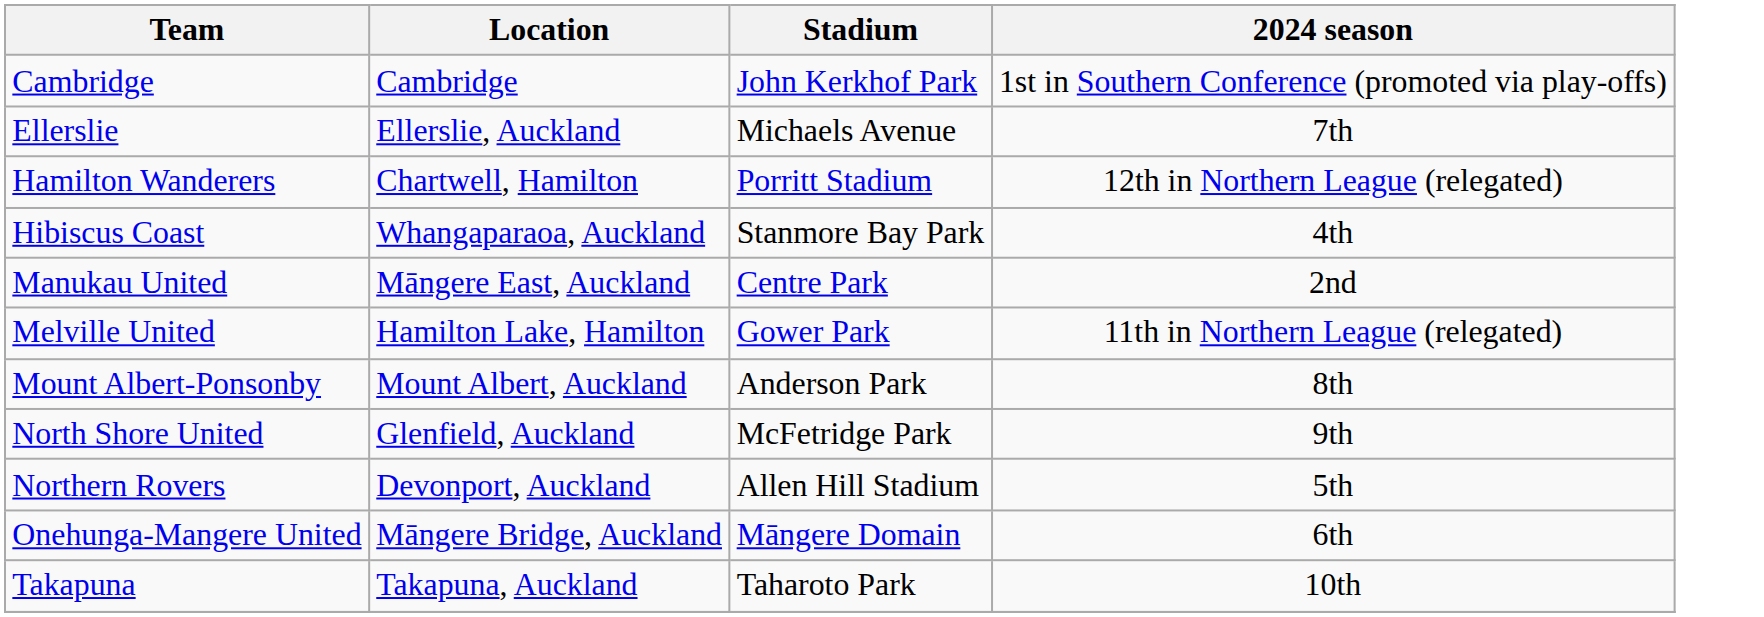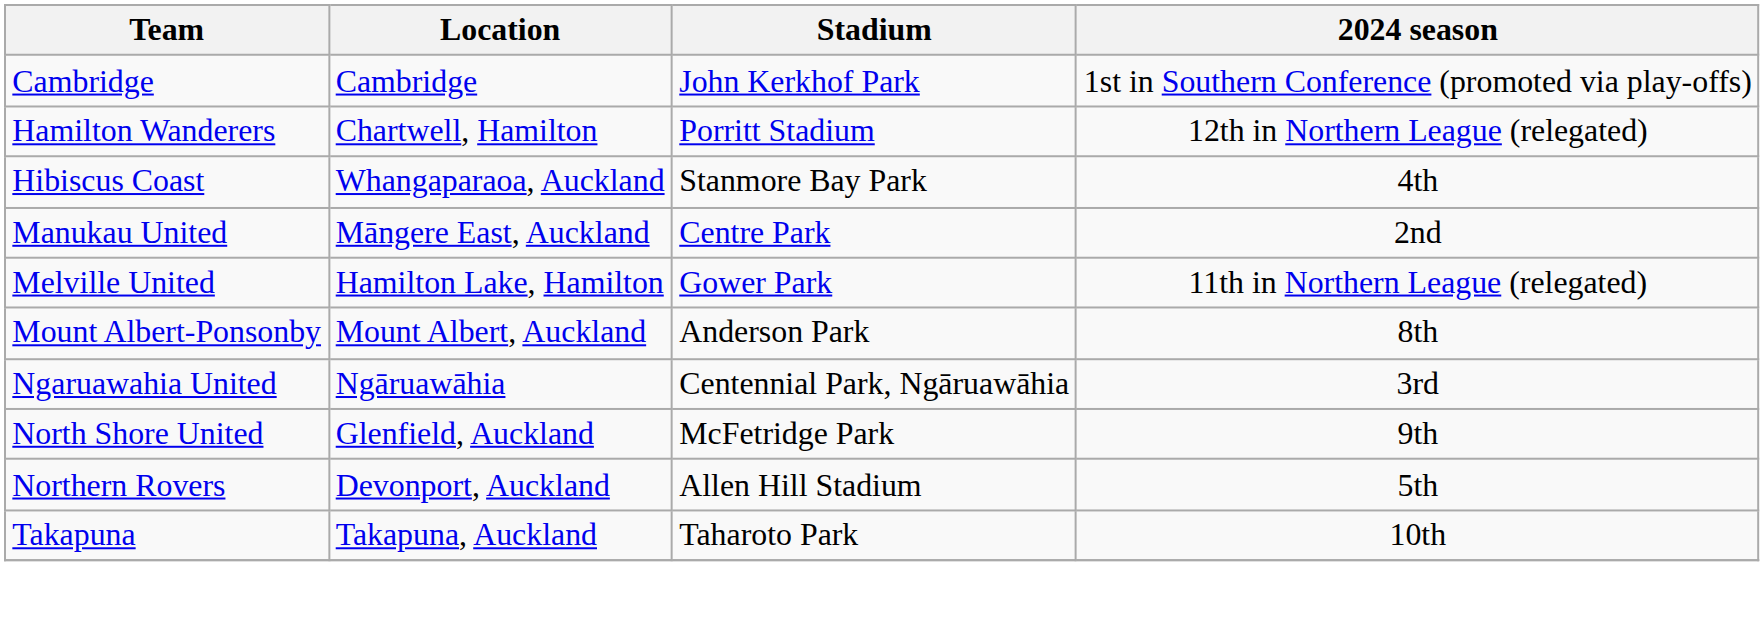- row: (65, 130)
+ row: (145, 383)
- row: (187, 534)
